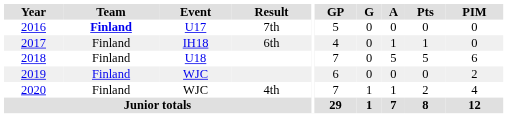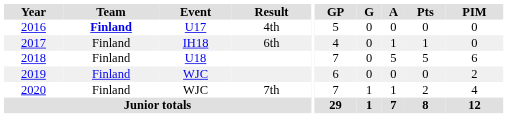(272, 27) 7th -> (272, 27) 4th
(272, 89) 4th -> (272, 89) 7th
